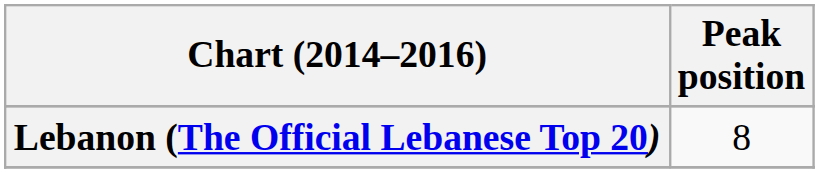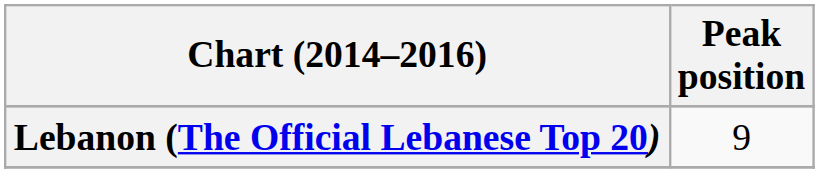(742, 136) 8 -> (742, 136) 9
